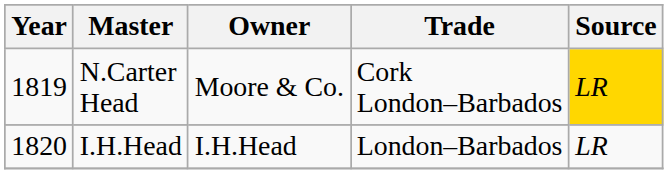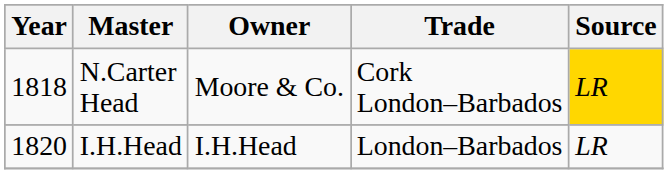(39, 86) 1819 -> (39, 86) 1818
